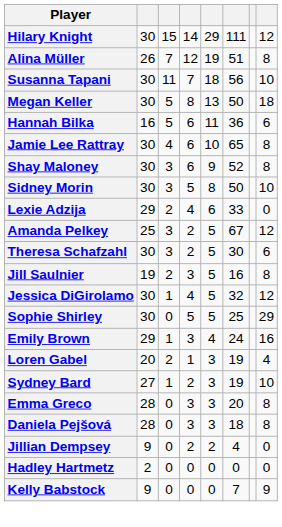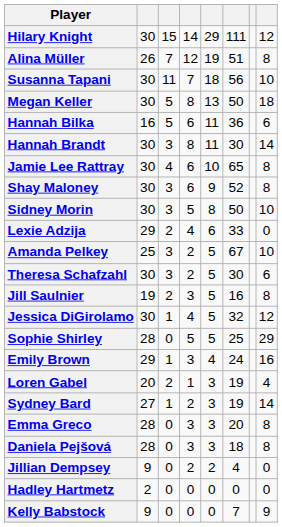+ row: (56, 144)
(266, 230) 12 -> (266, 252) 10
(148, 317) 30 -> (148, 338) 28
(266, 381) 10 -> (266, 403) 14
